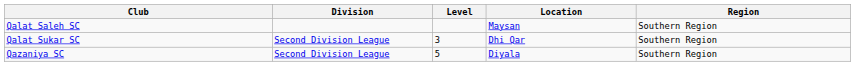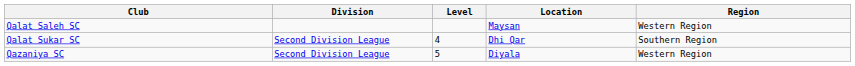(678, 26) Southern Region -> (675, 26) Western Region
(437, 40) 3 -> (437, 40) 4
(678, 54) Southern Region -> (675, 54) Western Region
